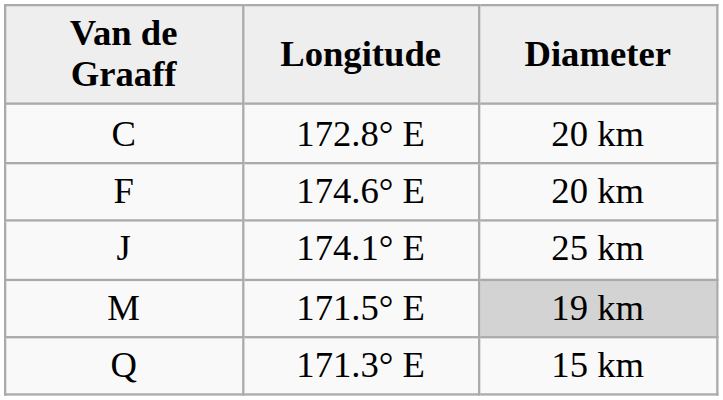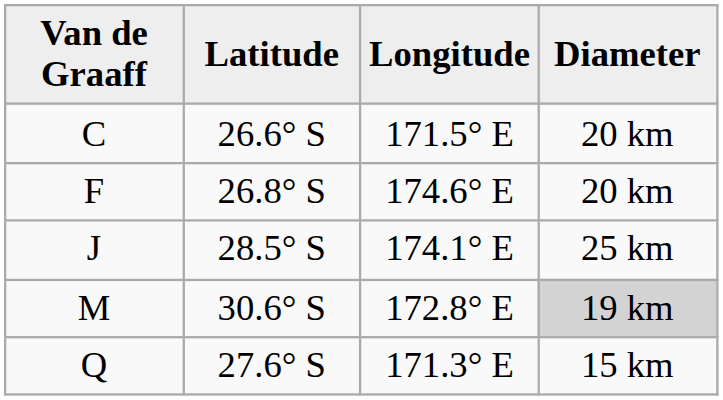+ column: (272, 54)
(361, 132) 172.8° E -> (450, 132) 171.5° E
(361, 307) 171.5° E -> (450, 307) 172.8° E
